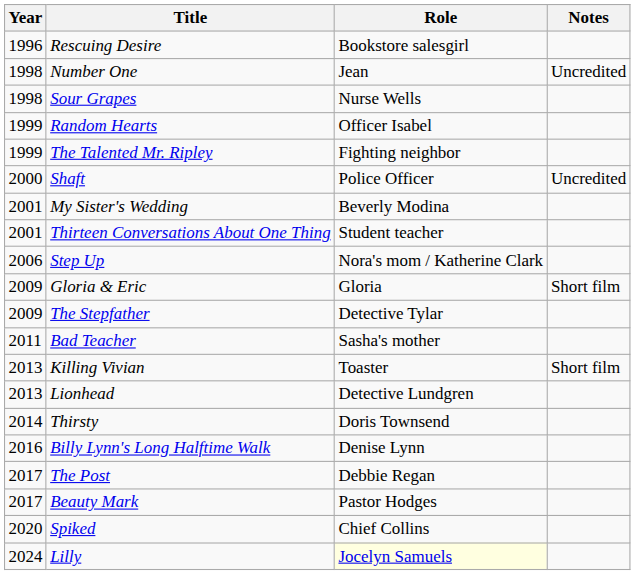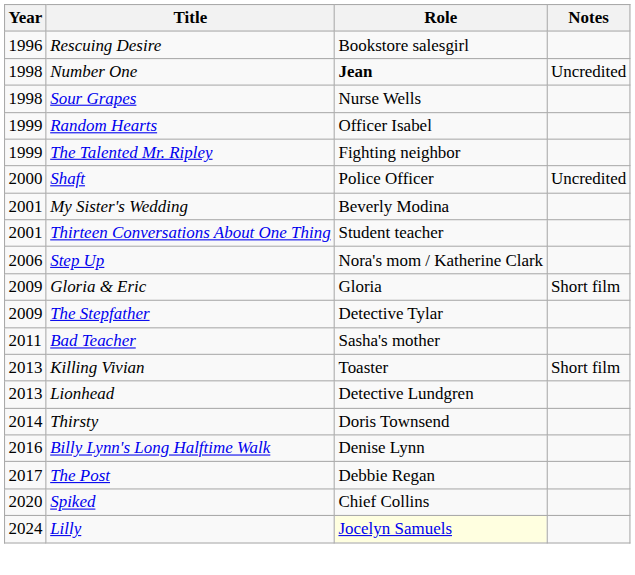(354, 71) normal -> (355, 71) bold
- row: (94, 502)
